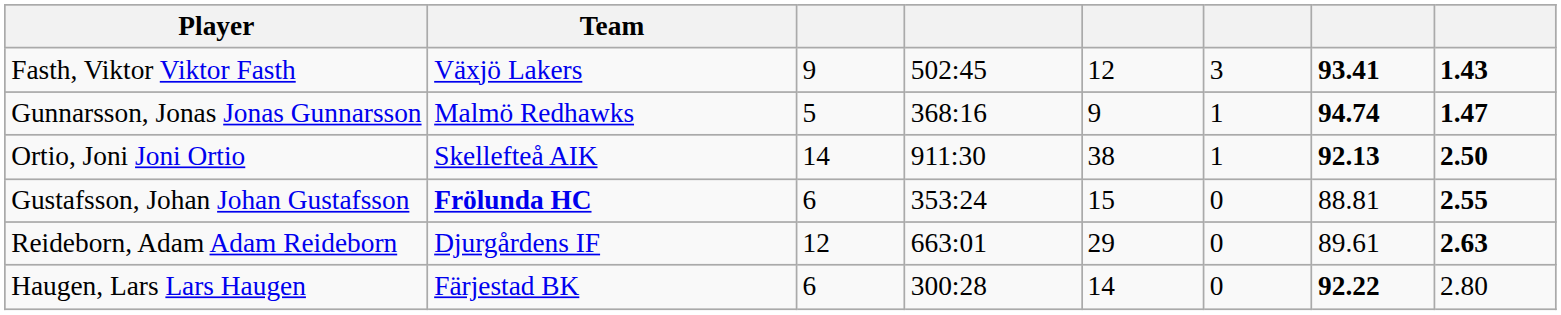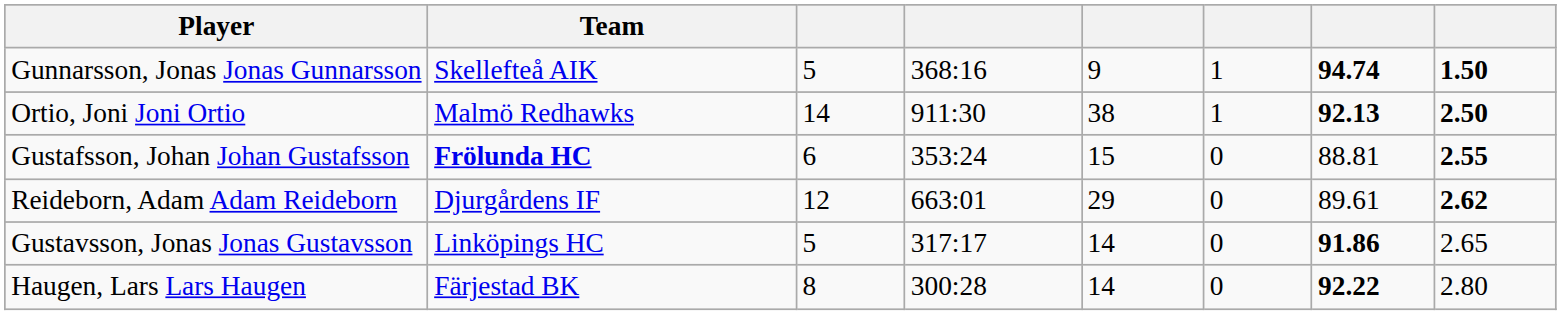- row: (153, 69)
(534, 112) Malmö Redhawks -> (516, 69) Skellefteå AIK
(1464, 112) 1.47 -> (1464, 69) 1.50
(516, 156) Skellefteå AIK -> (534, 112) Malmö Redhawks
(1464, 243) 2.63 -> (1464, 199) 2.62
+ row: (212, 243)
(809, 286) 6 -> (809, 286) 8
